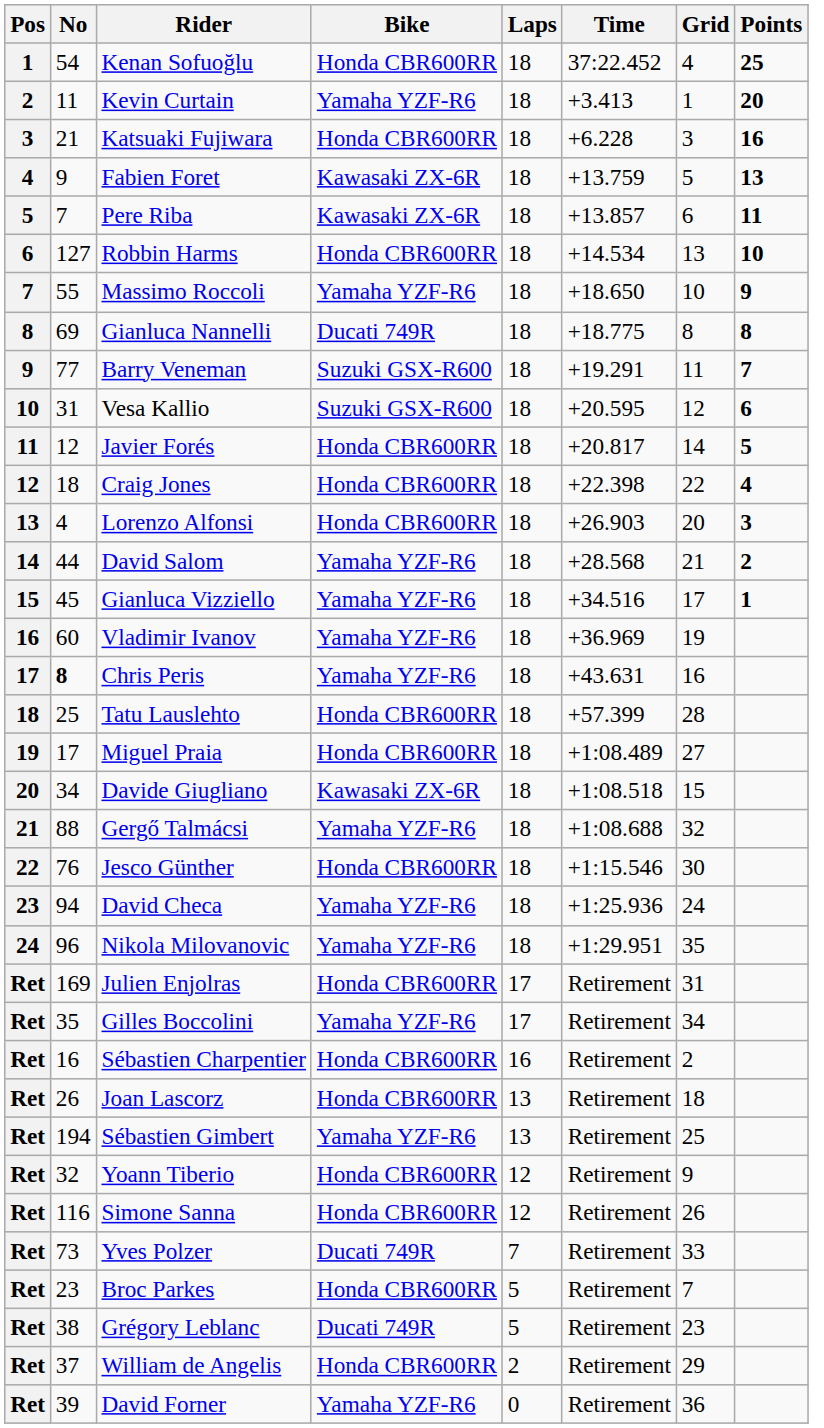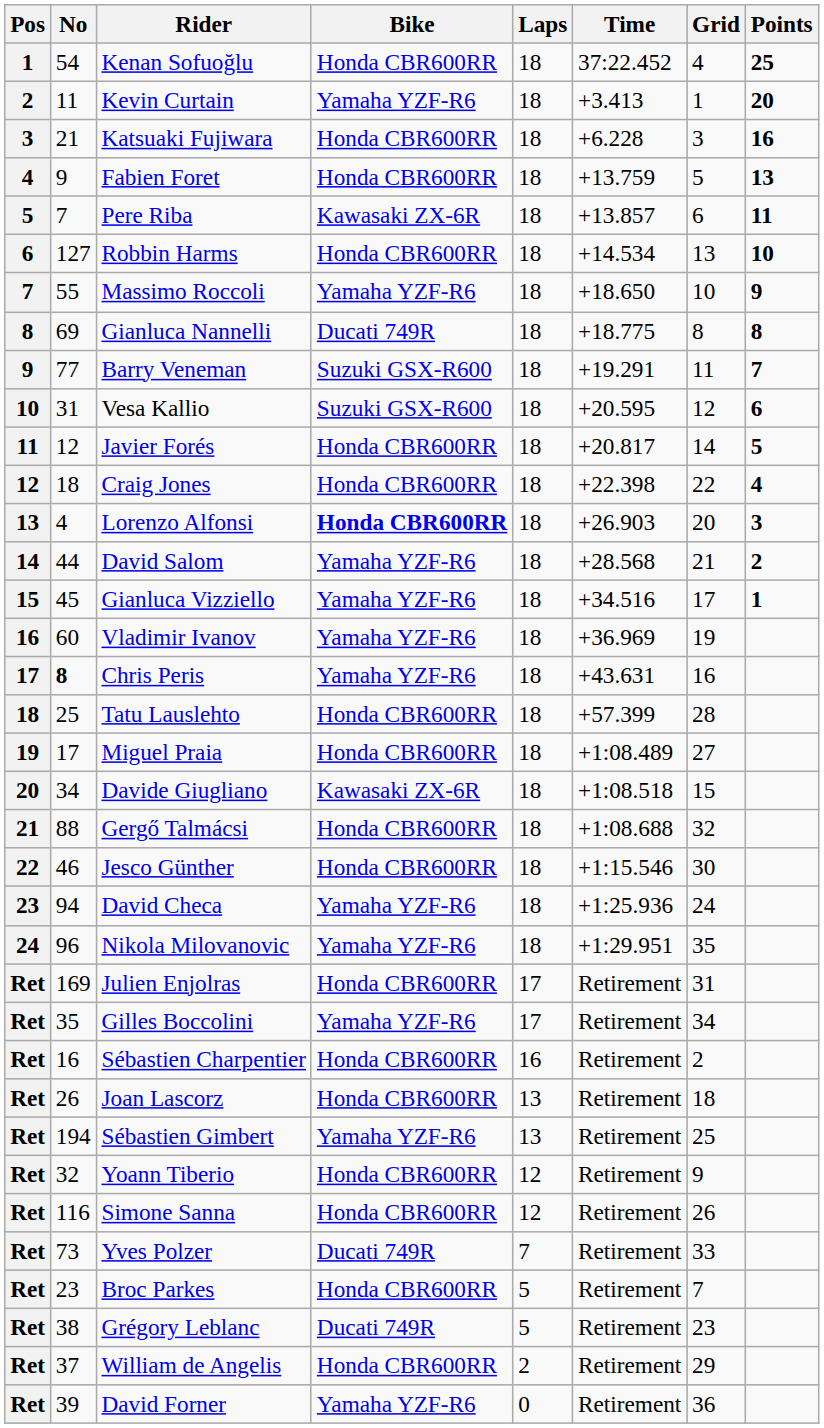(399, 177) Kawasaki ZX-6R -> (407, 177) Honda CBR600RR
(407, 522) normal -> (412, 522) bold
(396, 829) Yamaha YZF-R6 -> (407, 829) Honda CBR600RR
(67, 867) 76 -> (67, 867) 46
